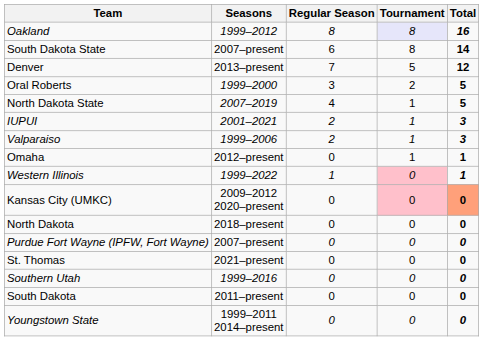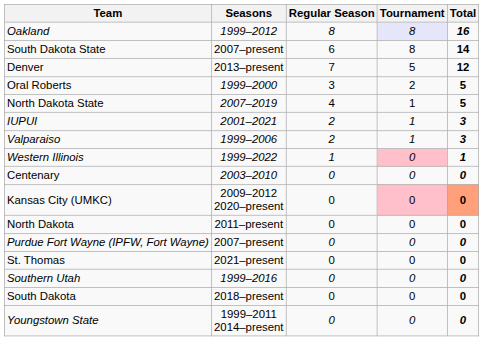- row: (26, 157)
+ row: (33, 175)
(249, 224) 2018–present -> (249, 224) 2011–present
(249, 296) 2011–present -> (249, 296) 2018–present
